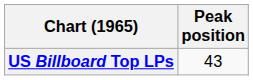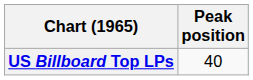(213, 61) 43 -> (213, 61) 40
